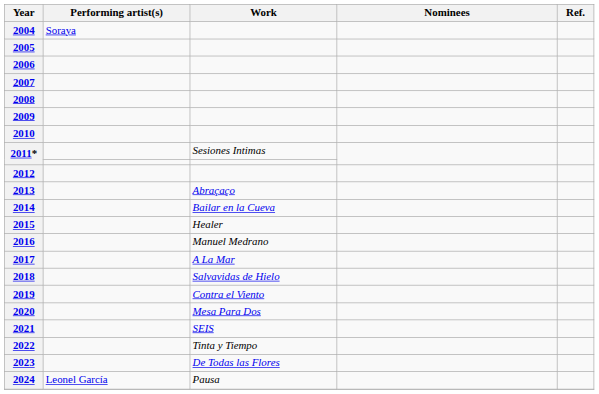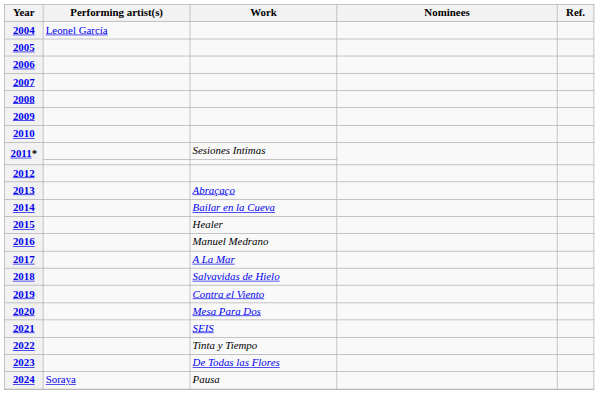(61, 30) Soraya -> (77, 30) Leonel García
(77, 380) Leonel García -> (61, 380) Soraya
